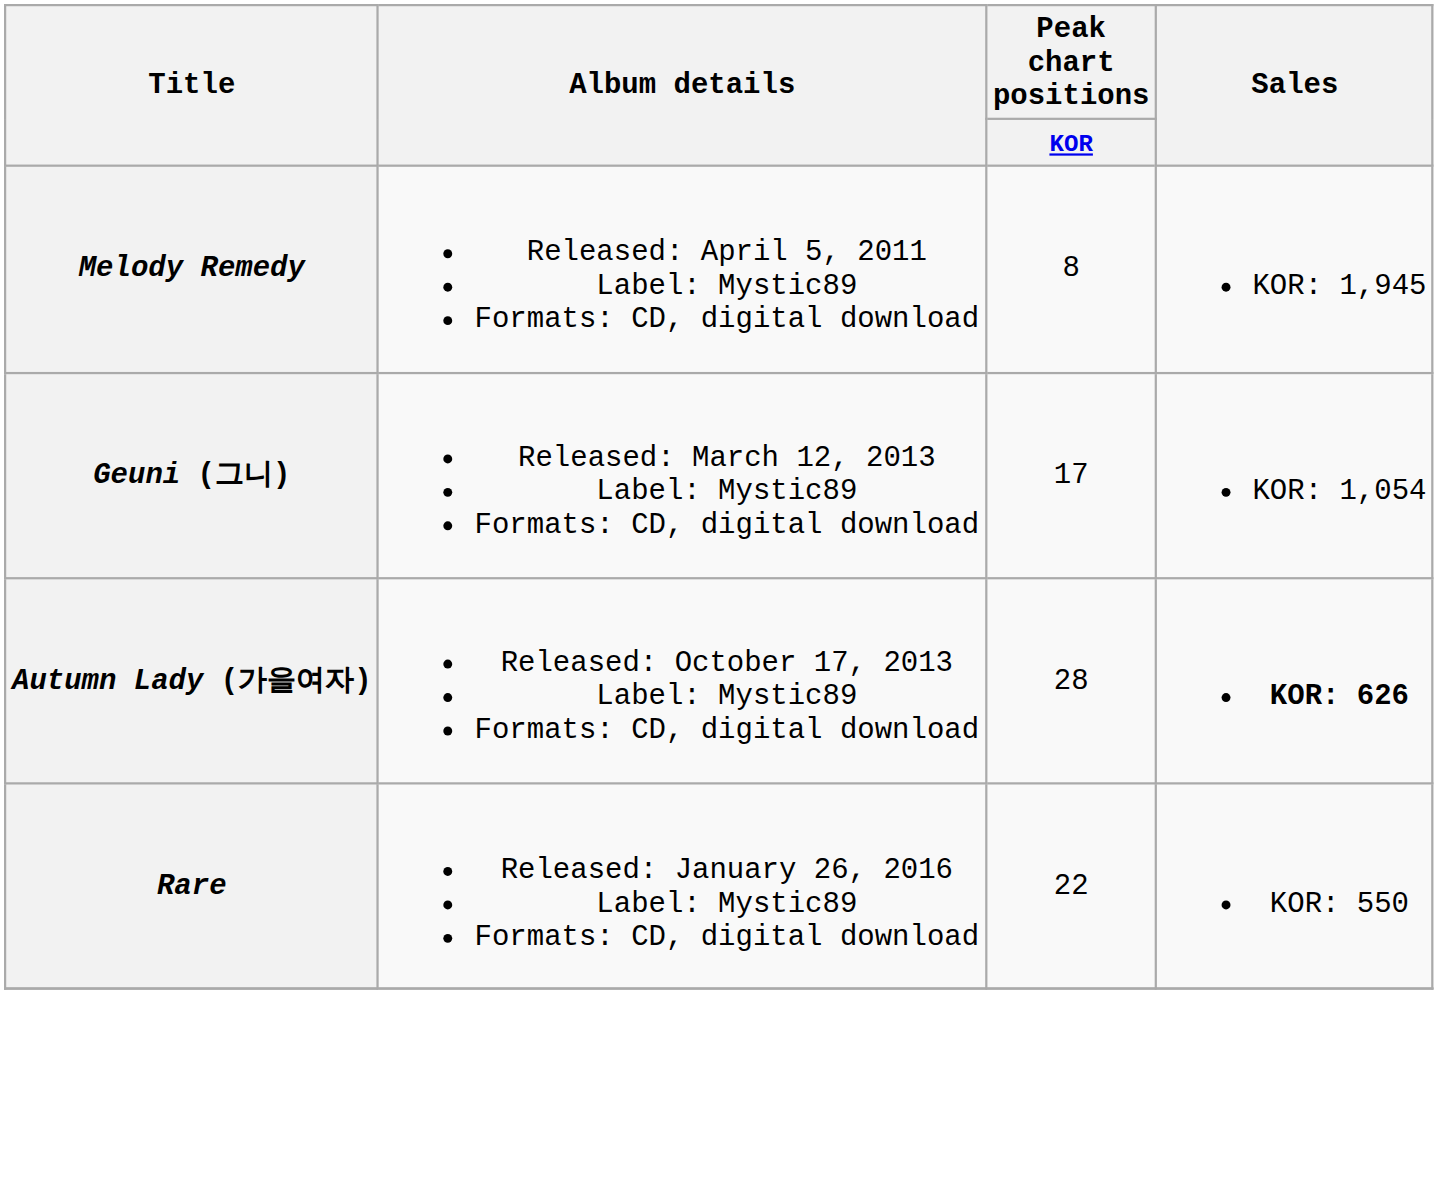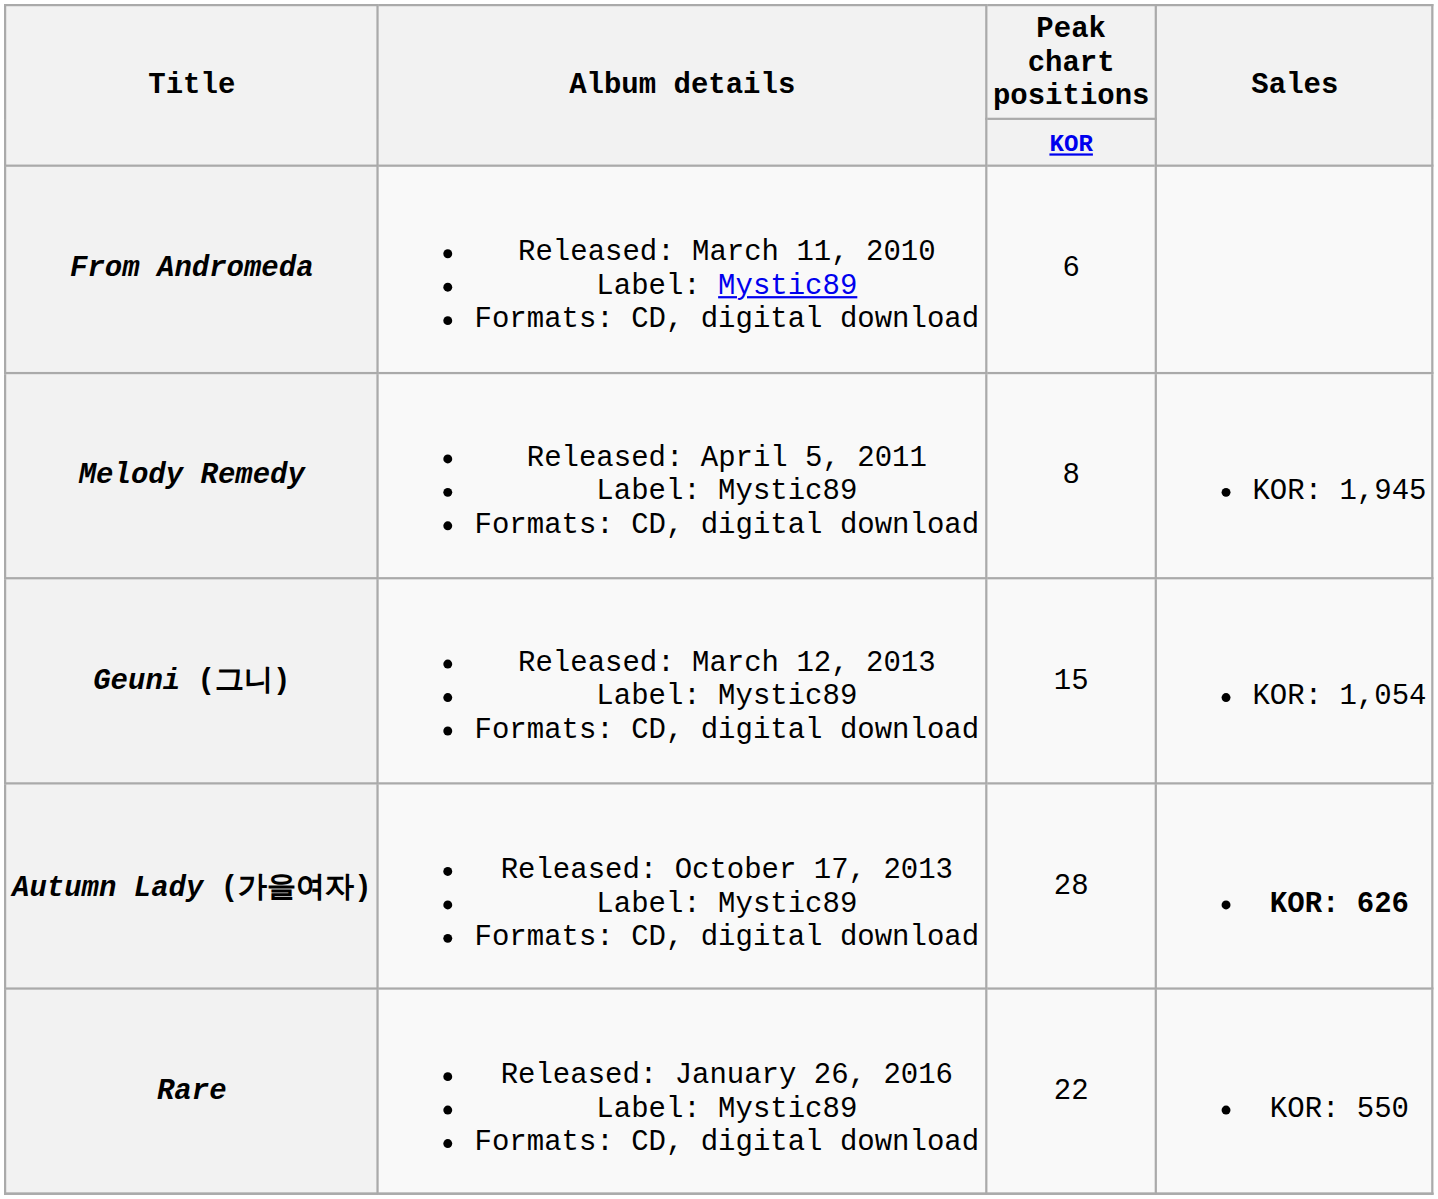+ row: (192, 269)
(1071, 475) 17 -> (1071, 680) 15
